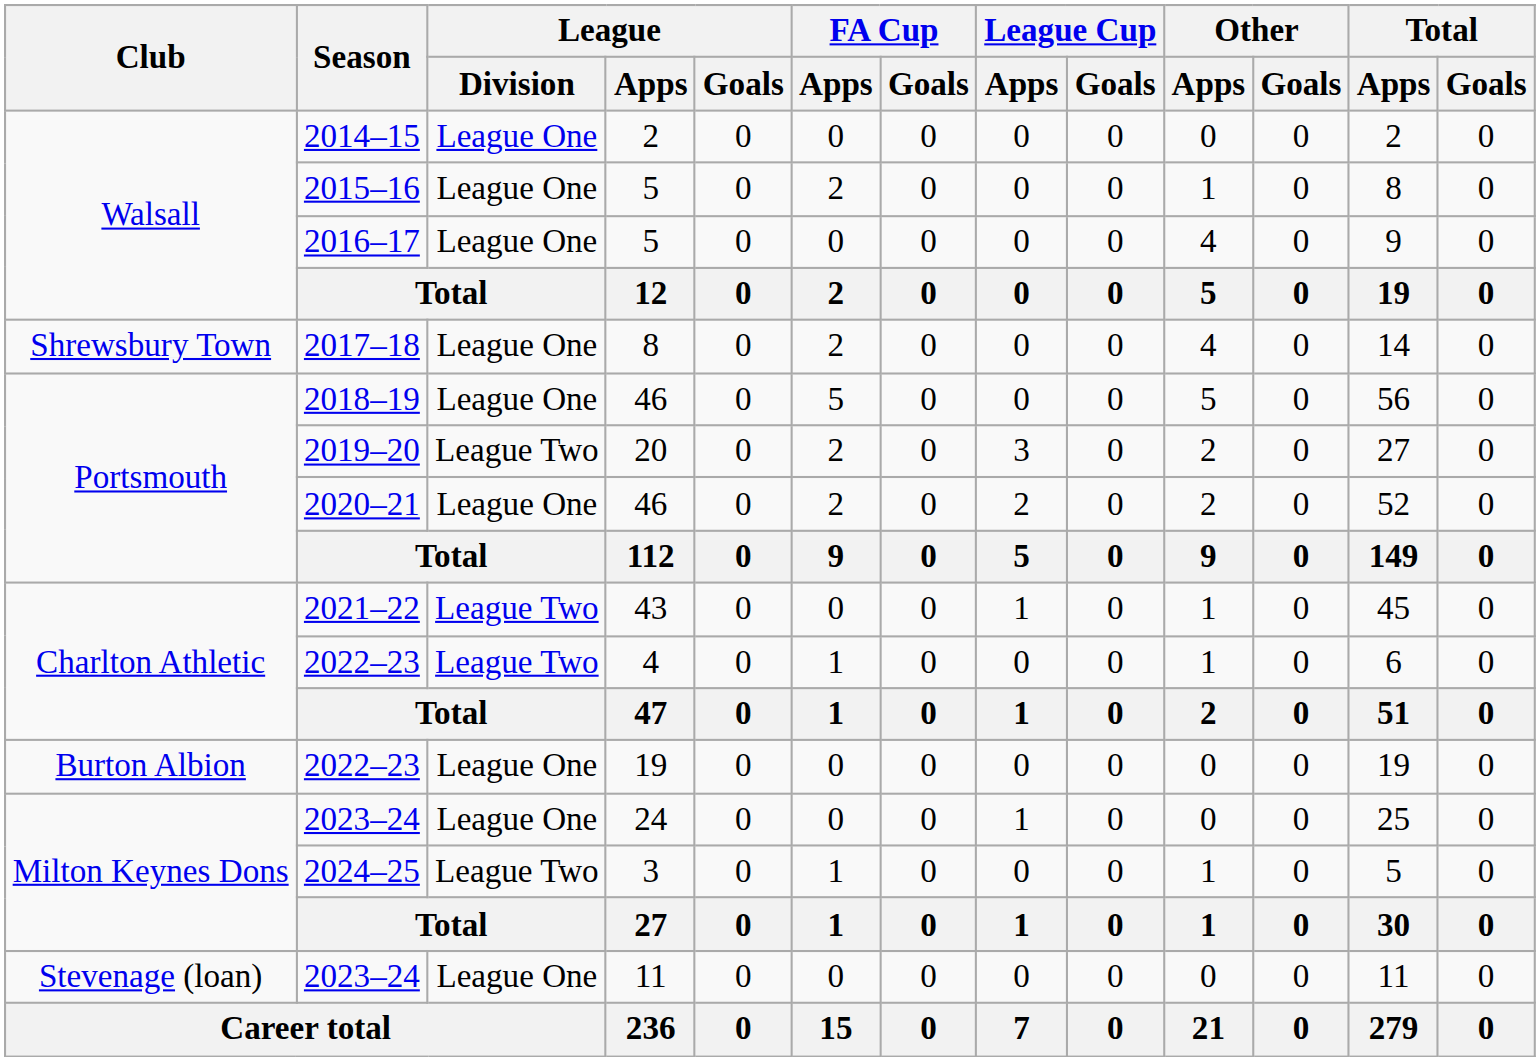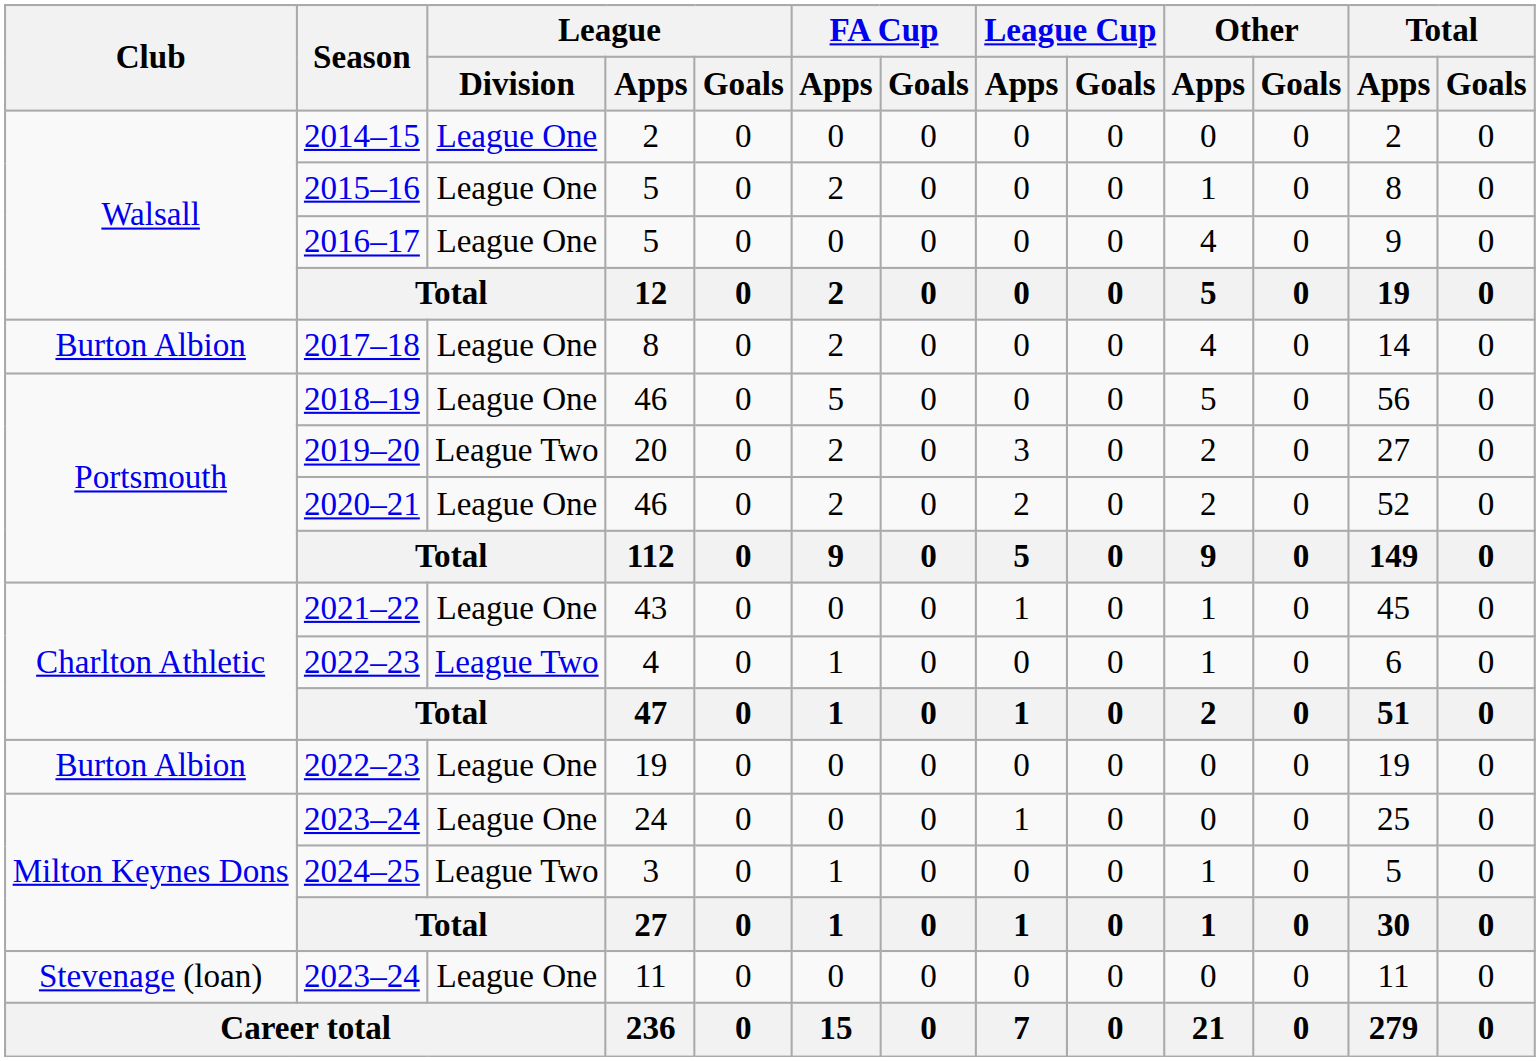(151, 345) Shrewsbury Town -> (151, 345) Burton Albion
(517, 608) League Two -> (517, 608) League One
